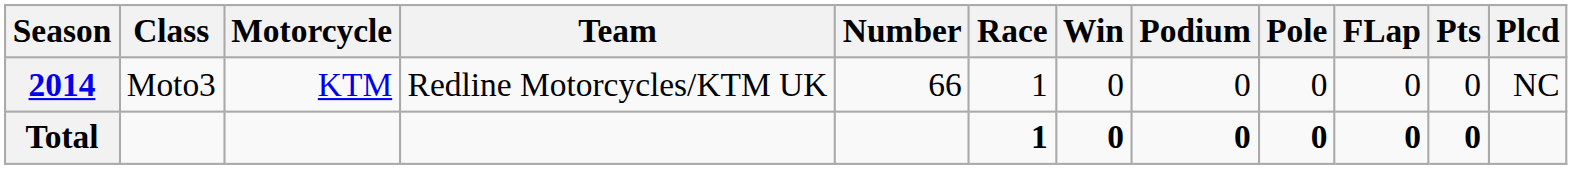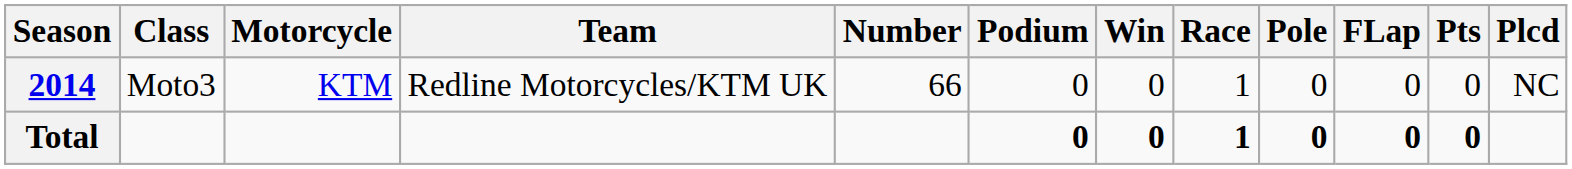columns swapped: (1012, 31) <-> (1195, 31)
